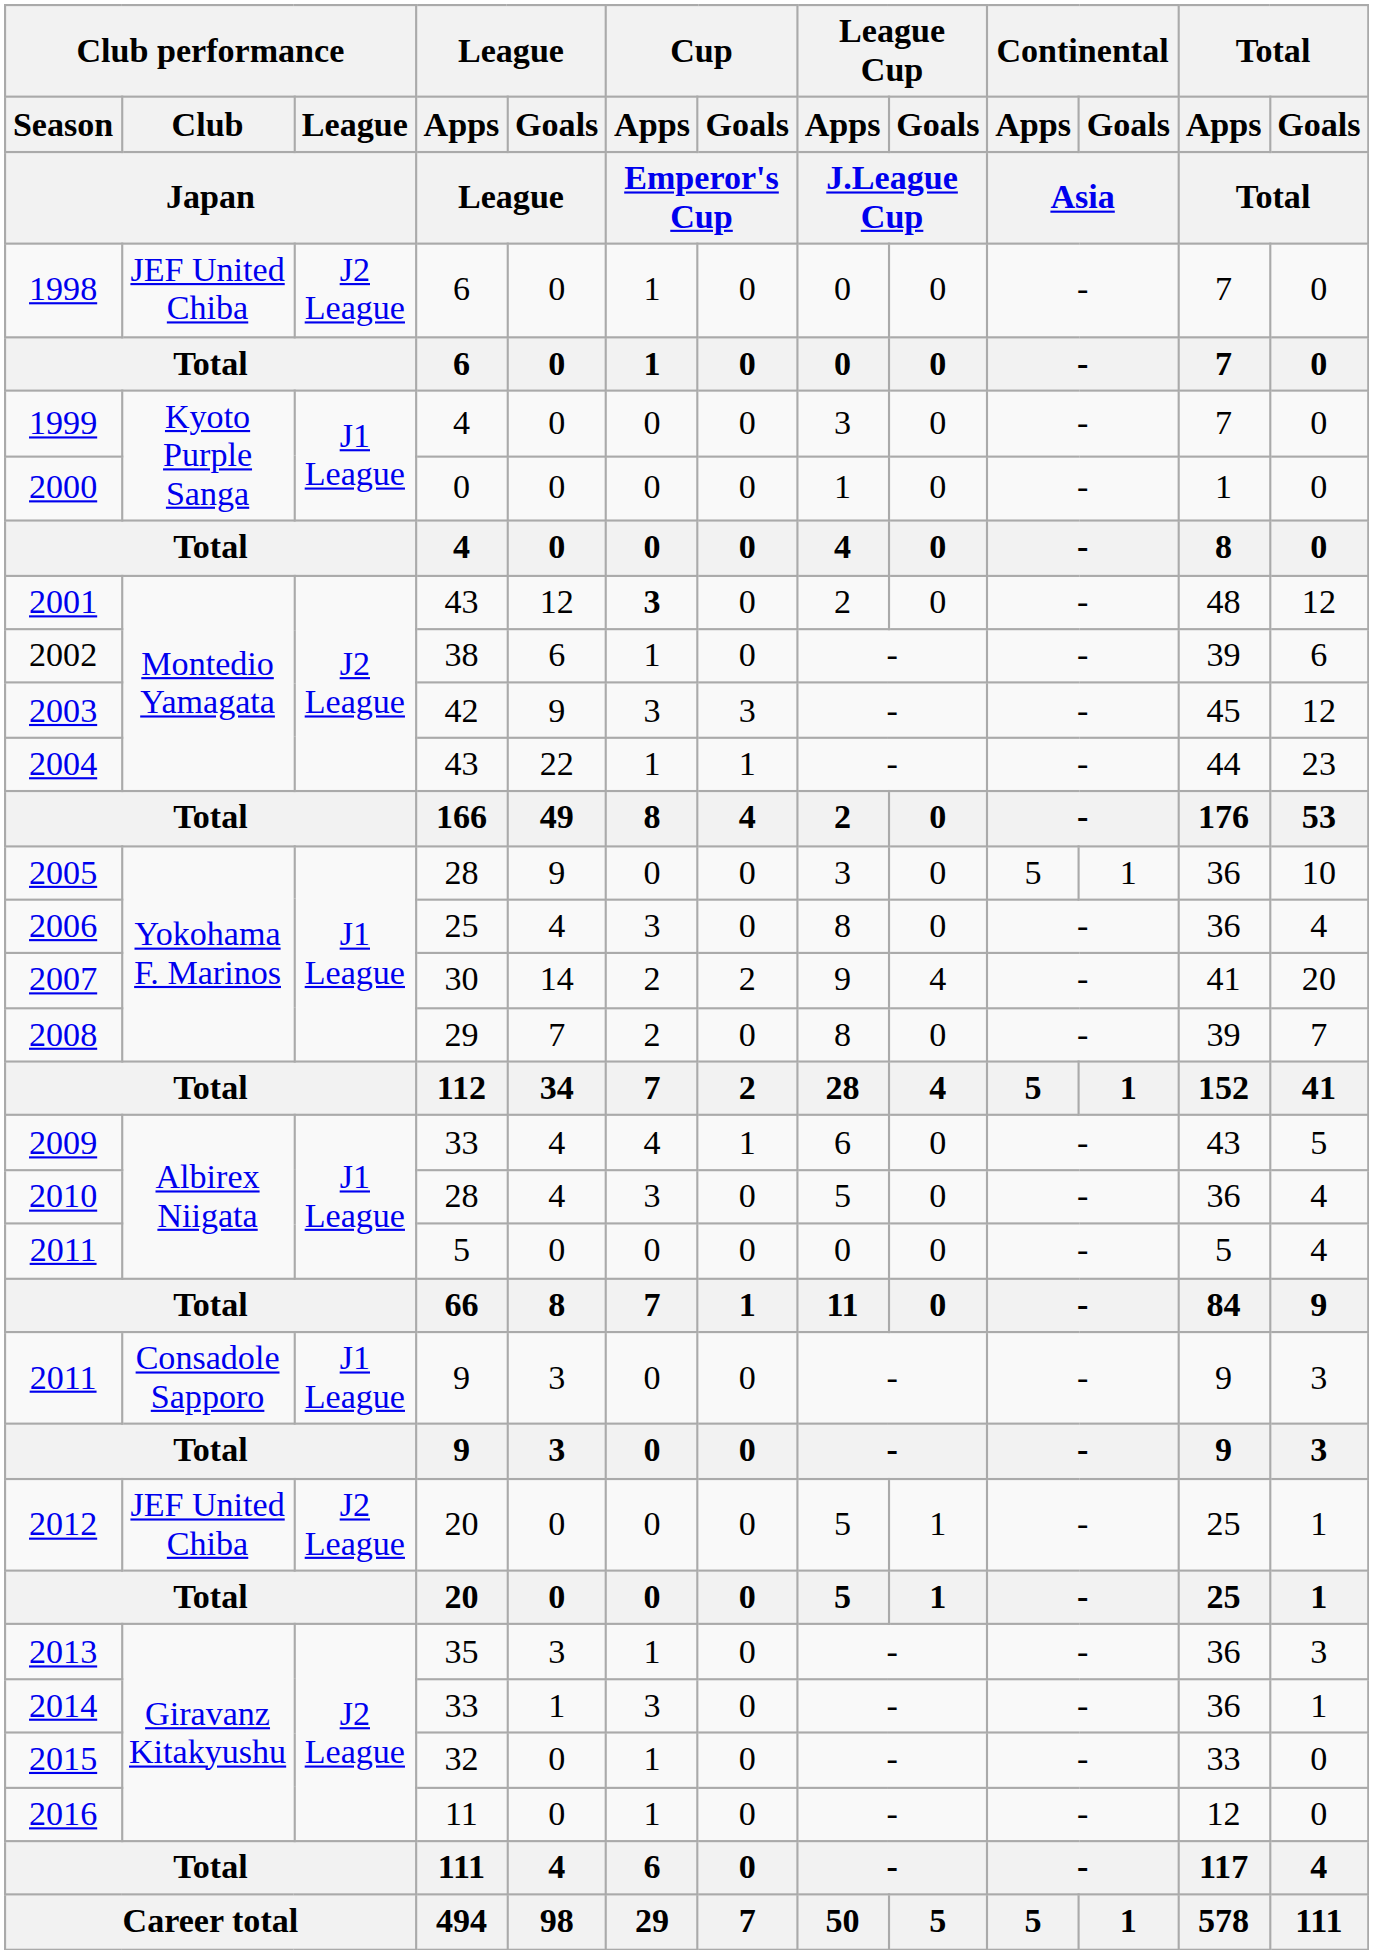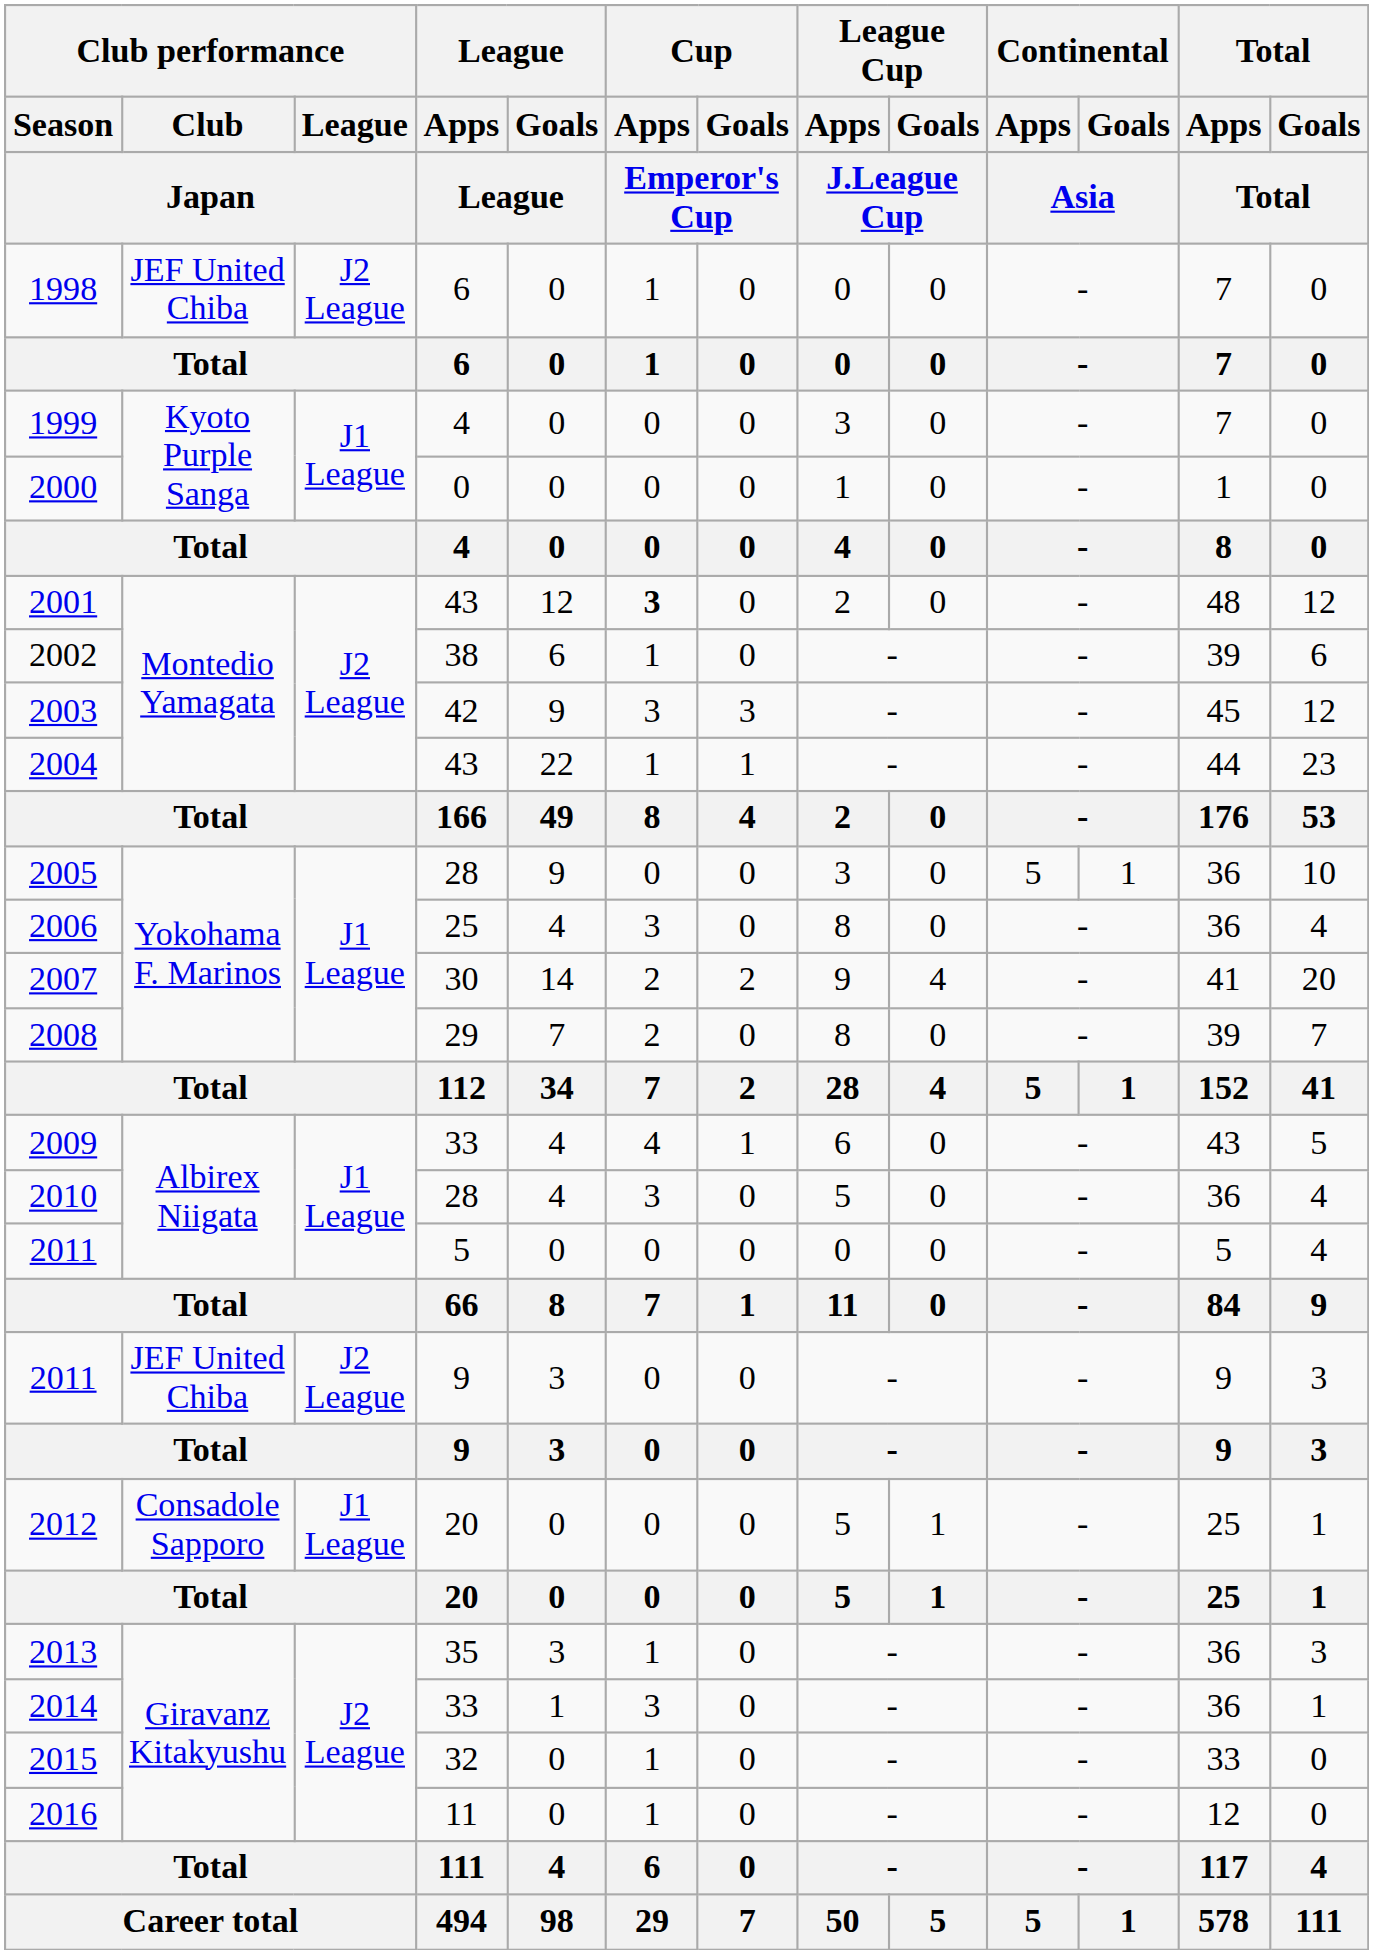(208, 1377) Consadole Sapporo -> (208, 1377) JEF United Chiba
(355, 1377) J1 League -> (355, 1377) J2 League
(208, 1523) JEF United Chiba -> (208, 1523) Consadole Sapporo
(355, 1523) J2 League -> (355, 1523) J1 League
